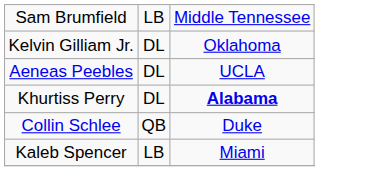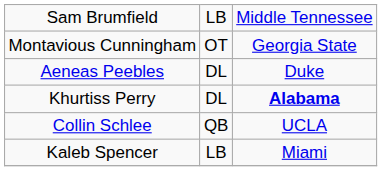+ row: (102, 44)
- row: (71, 44)
(242, 71) UCLA -> (304, 71) Duke
(242, 125) Duke -> (304, 125) UCLA
